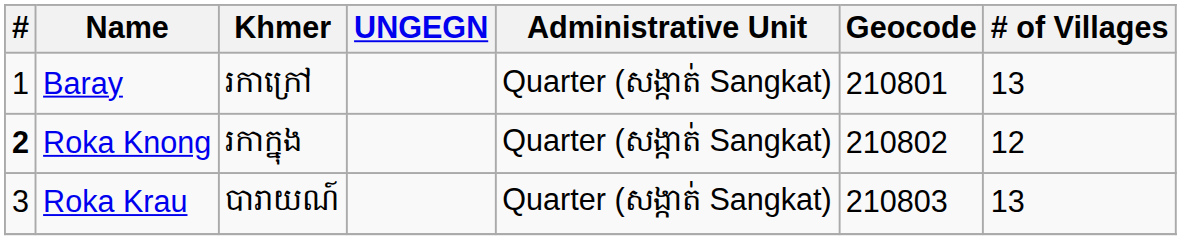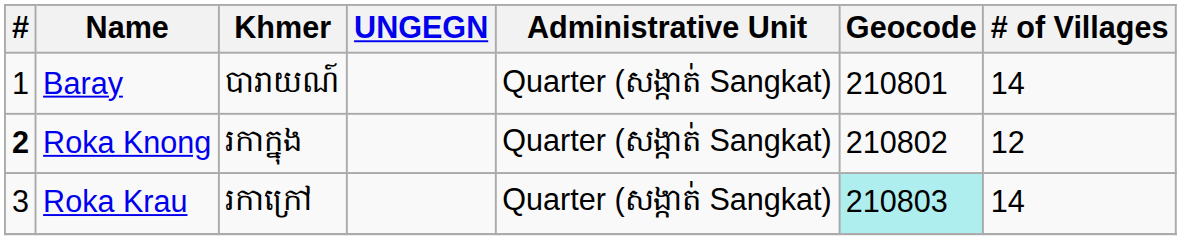(268, 81) រកាក្រៅ -> (283, 81) បារាយណ៍
(1008, 82) 13 -> (1008, 82) 14
(283, 200) បារាយណ៍ -> (268, 200) រកាក្រៅ
(897, 202) no background -> (897, 202) paleturquoise background
(1008, 202) 13 -> (1008, 202) 14
